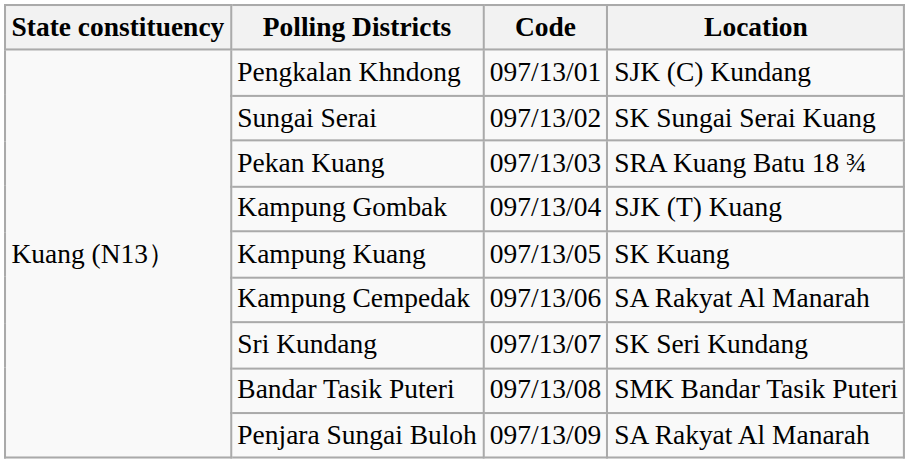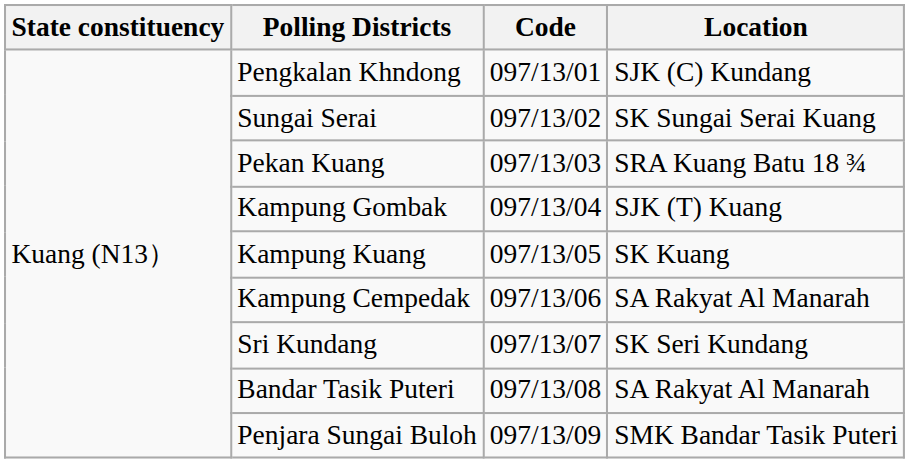(756, 389) SMK Bandar Tasik Puteri -> (742, 389) SA Rakyat Al Manarah
(742, 434) SA Rakyat Al Manarah -> (756, 434) SMK Bandar Tasik Puteri
